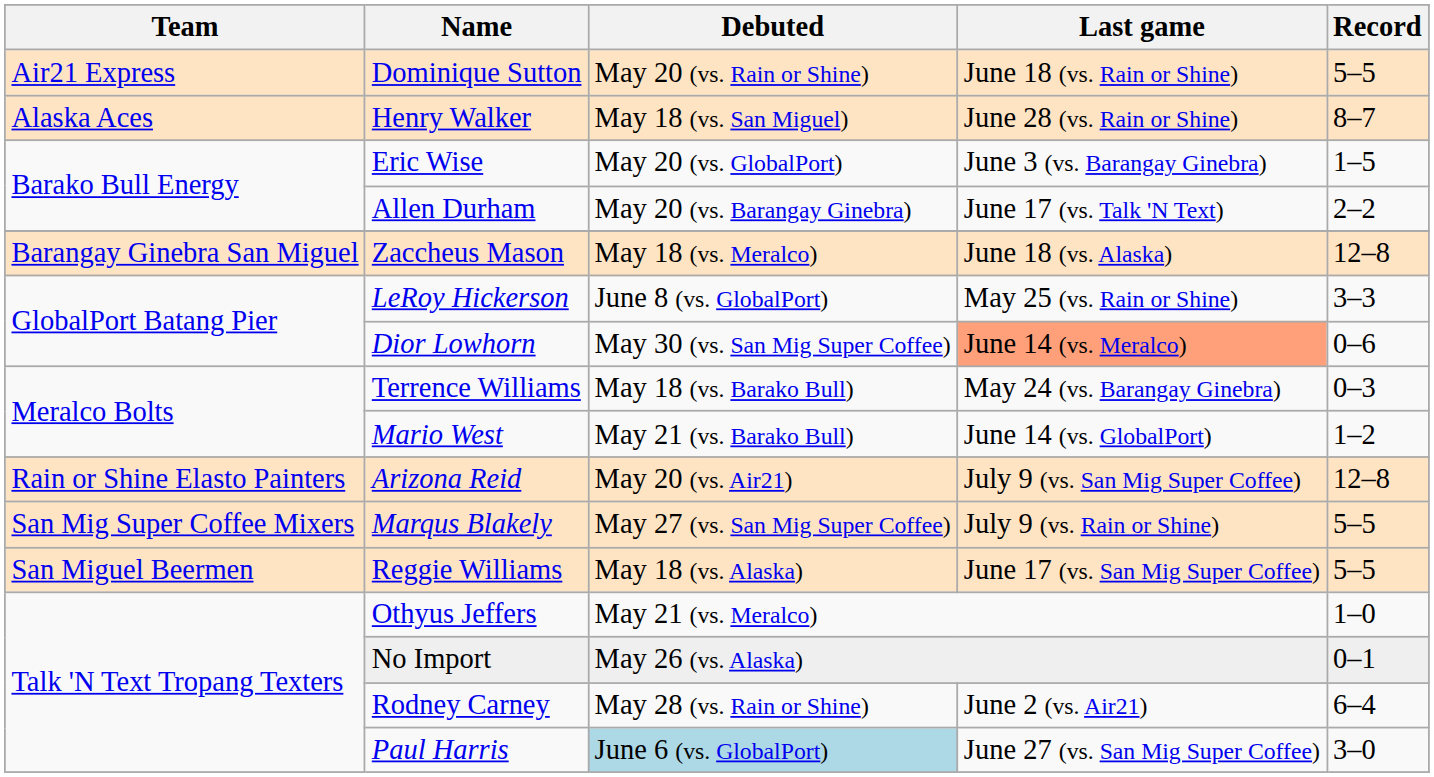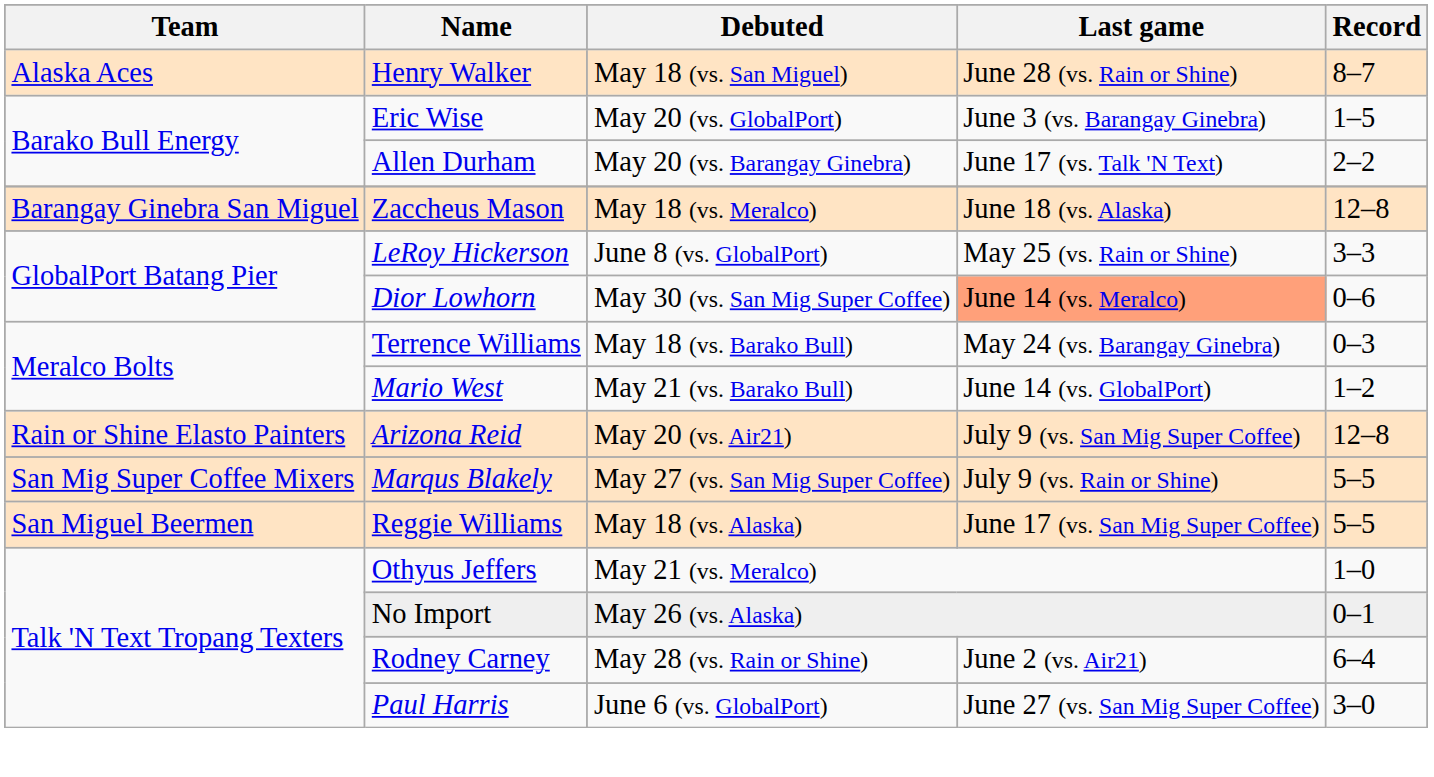- row: (477, 72)
(711, 749) lightblue background -> (711, 704) no background
